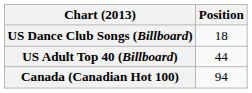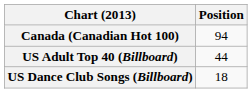rows swapped: (100, 77) <-> (100, 35)
